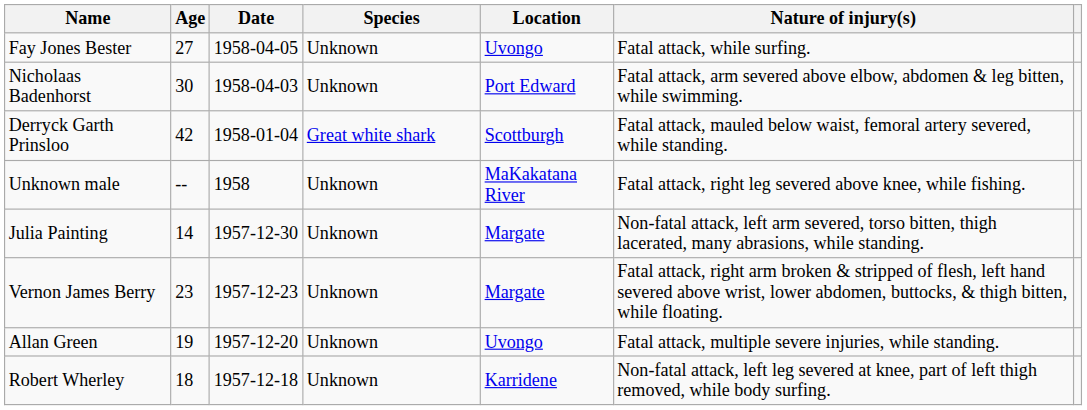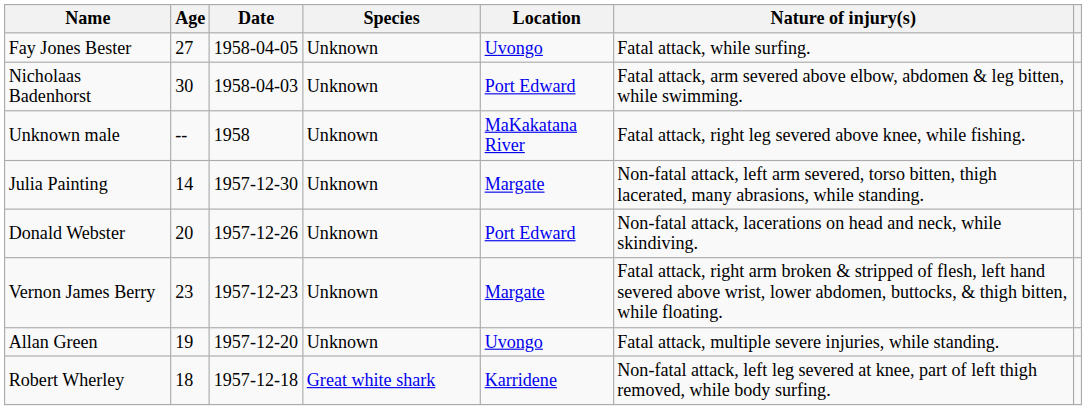- row: (61, 135)
+ row: (67, 233)
(342, 380) Unknown -> (371, 380) Great white shark
